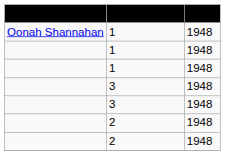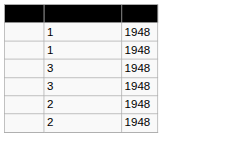- row: (55, 31)
